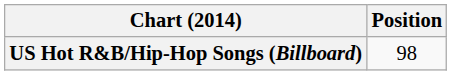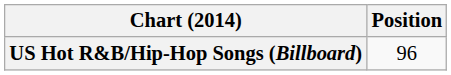(407, 53) 98 -> (407, 53) 96
